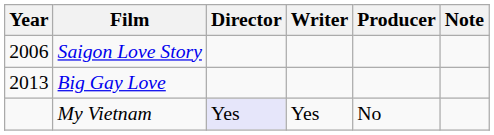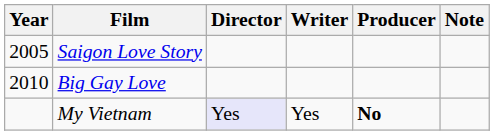(29, 51) 2006 -> (29, 51) 2005
(29, 82) 2013 -> (29, 82) 2010
(369, 113) normal -> (369, 113) bold
